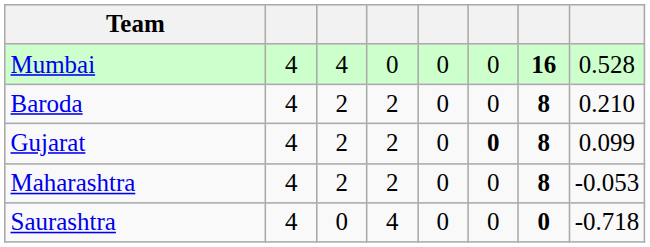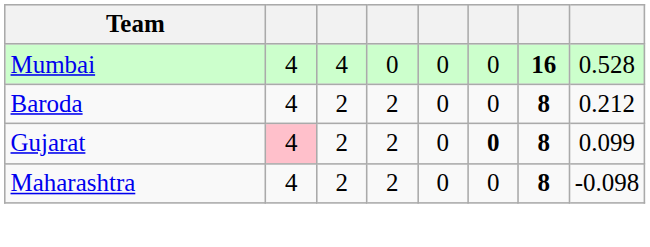(607, 103) 0.210 -> (607, 103) 0.212
(291, 143) no background -> (291, 143) pink background
(607, 182) -0.053 -> (607, 182) -0.098
- row: (63, 222)
